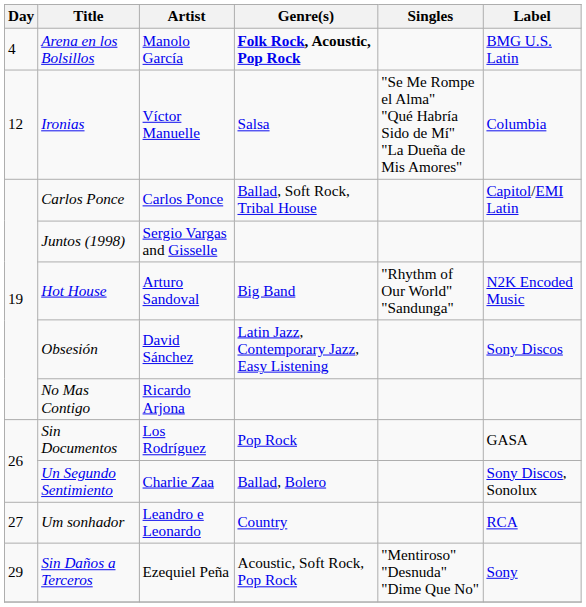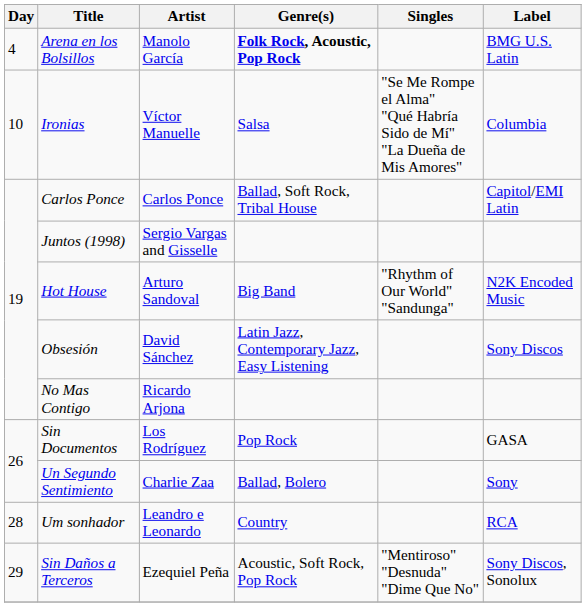(16, 124) 12 -> (16, 124) 10
(527, 481) Sony Discos, Sonolux -> (502, 481) Sony
(16, 522) 27 -> (16, 522) 28
(502, 572) Sony -> (527, 572) Sony Discos, Sonolux
